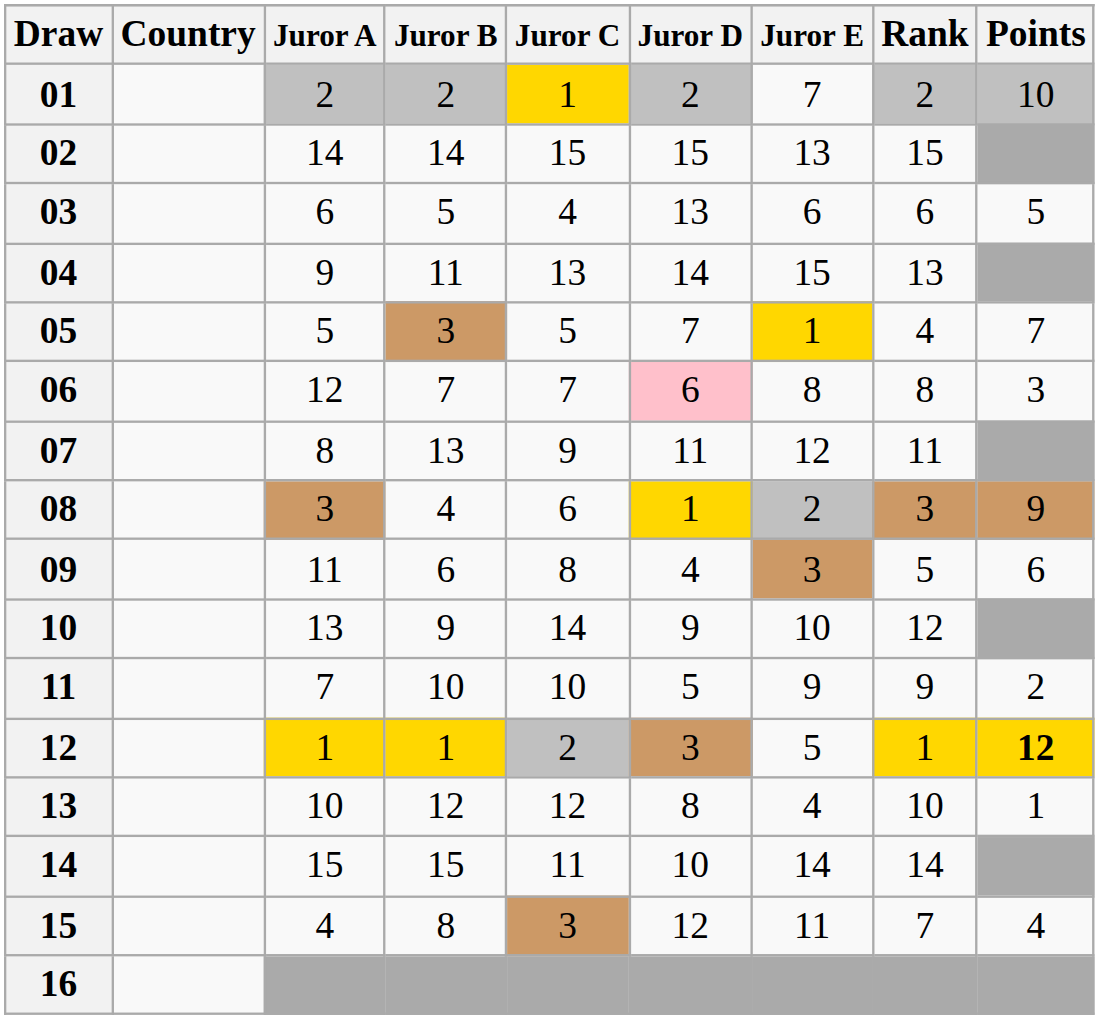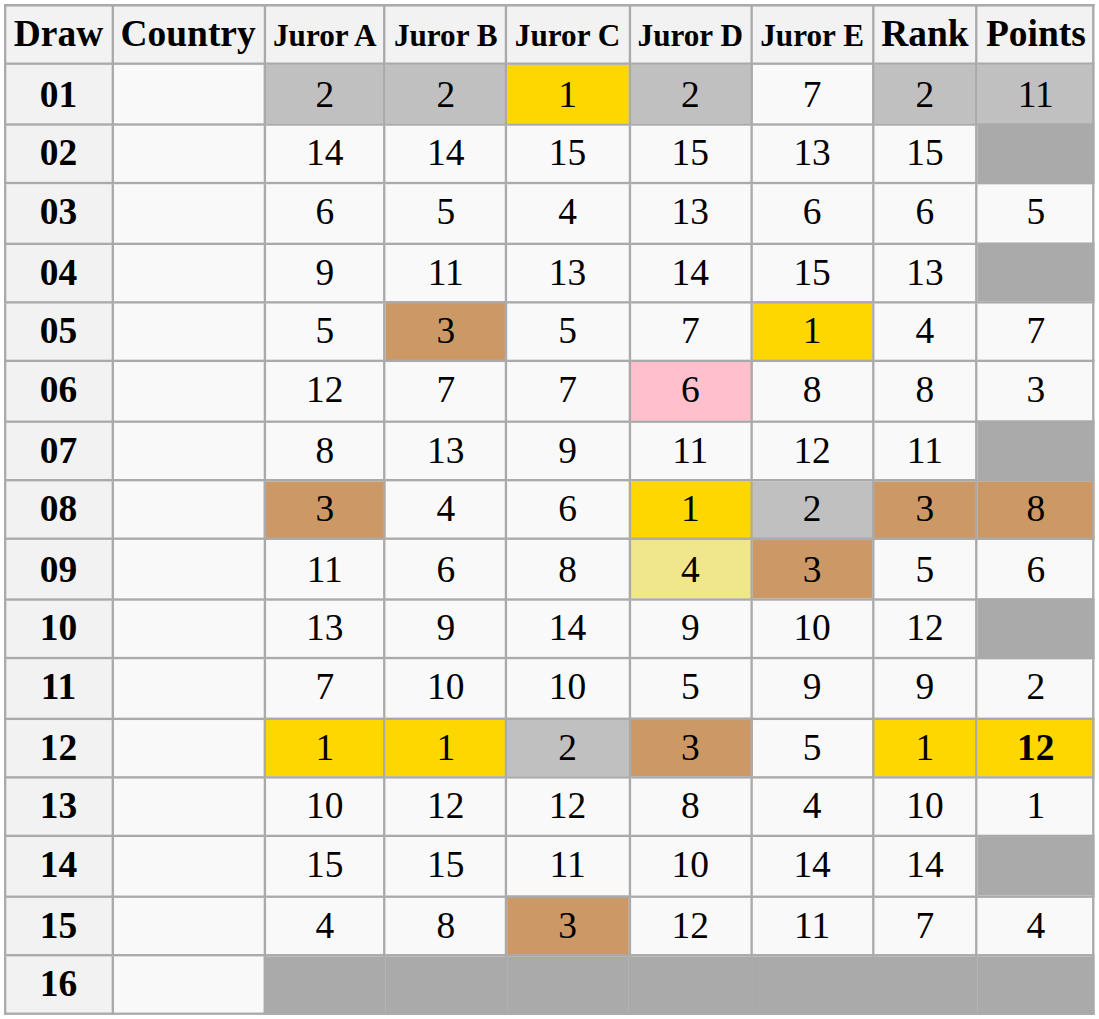(1036, 93) 10 -> (1036, 93) 11
(1036, 509) 9 -> (1036, 509) 8
(690, 568) no background -> (690, 568) khaki background
